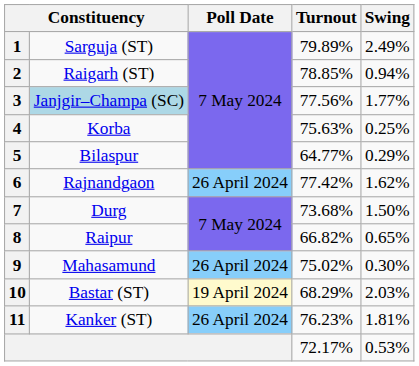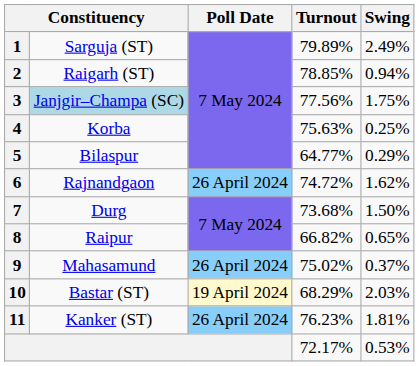(387, 100) 1.77% -> (387, 100) 1.75%
(326, 182) 77.42% -> (326, 182) 74.72%
(387, 264) 0.30% -> (387, 264) 0.37%
